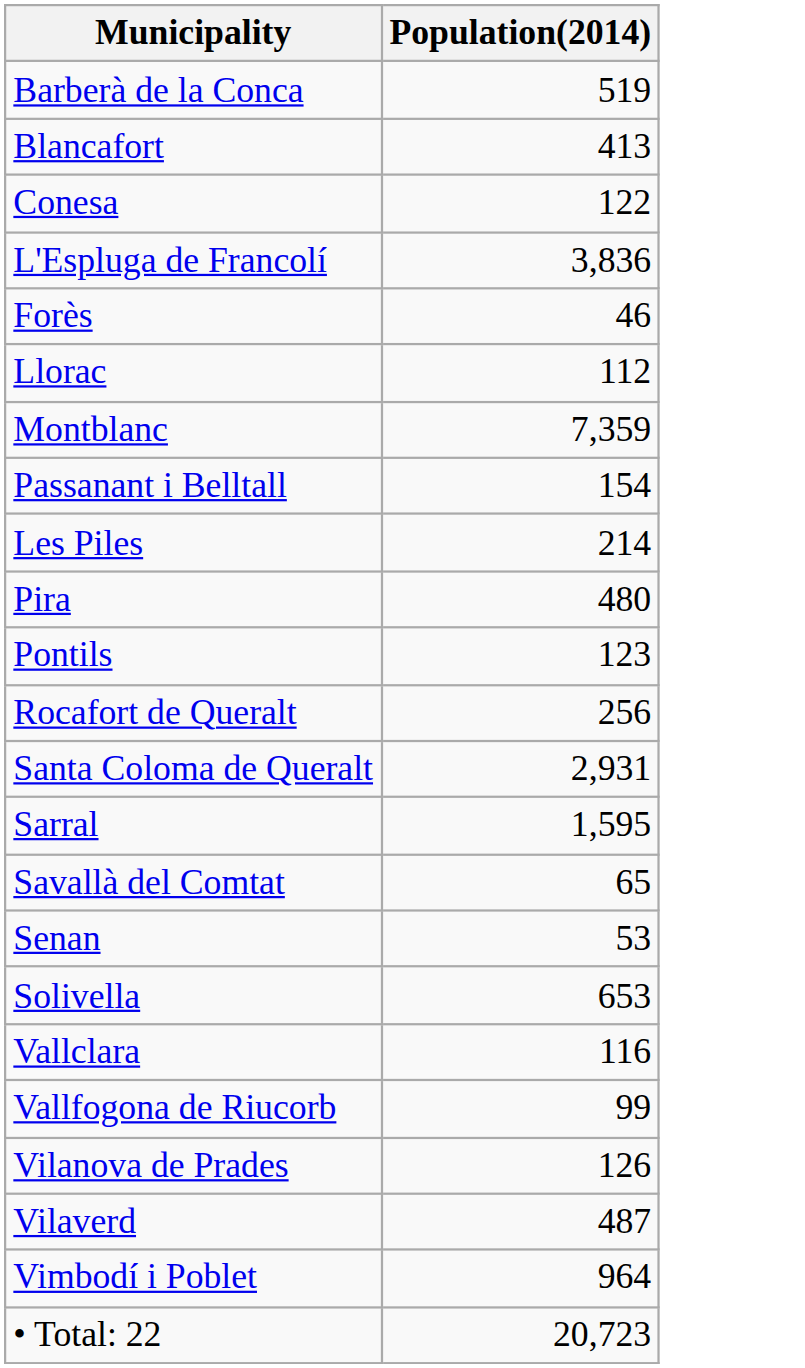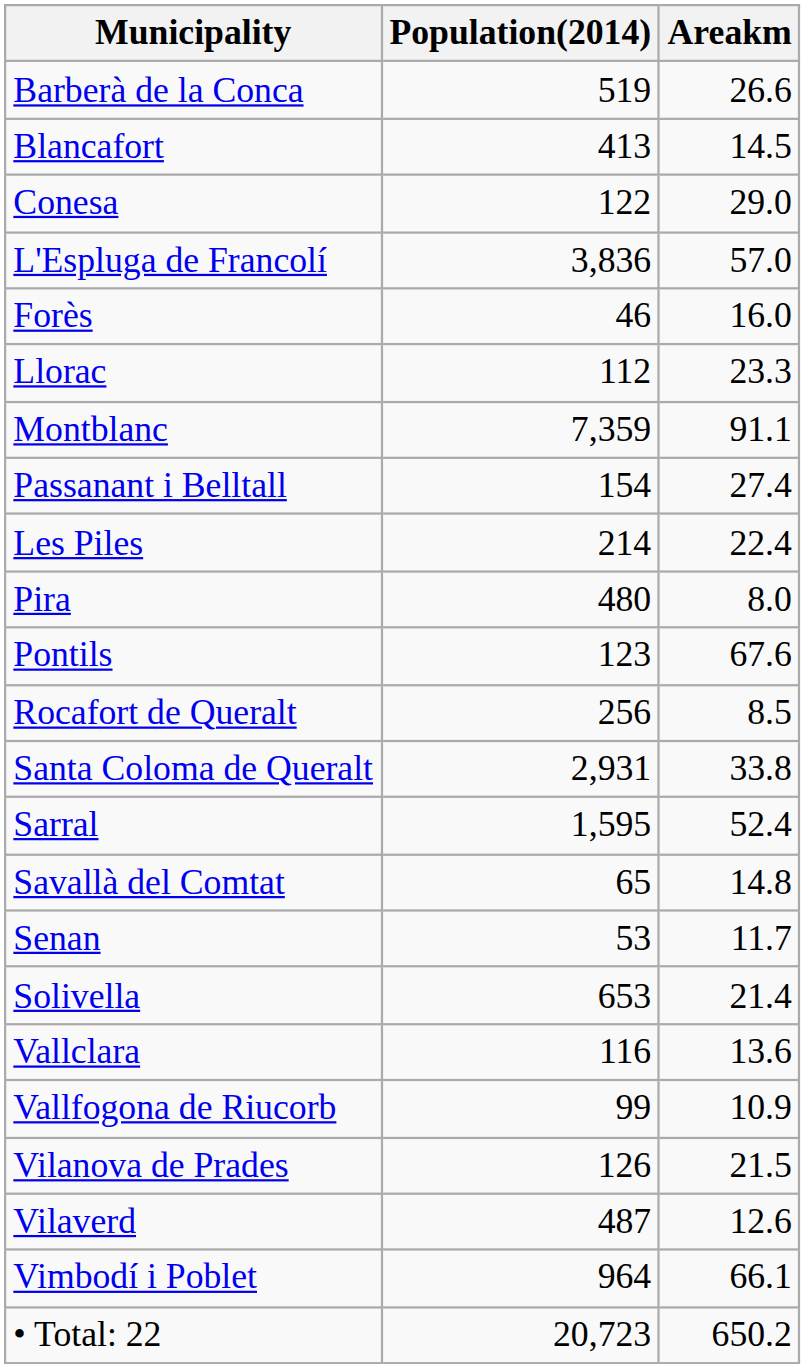+ column: (730, 32)
